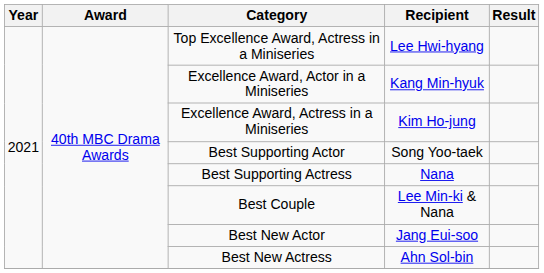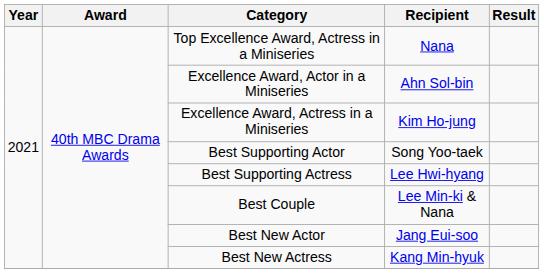(437, 45) Lee Hwi-hyang -> (437, 45) Nana
(437, 84) Kang Min-hyuk -> (437, 84) Ahn Sol-bin
(437, 174) Nana -> (437, 174) Lee Hwi-hyang
(437, 257) Ahn Sol-bin -> (437, 257) Kang Min-hyuk
